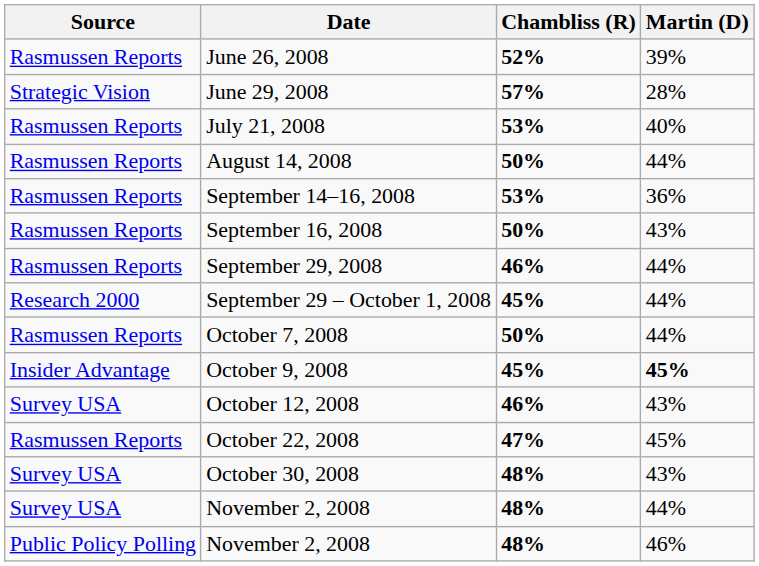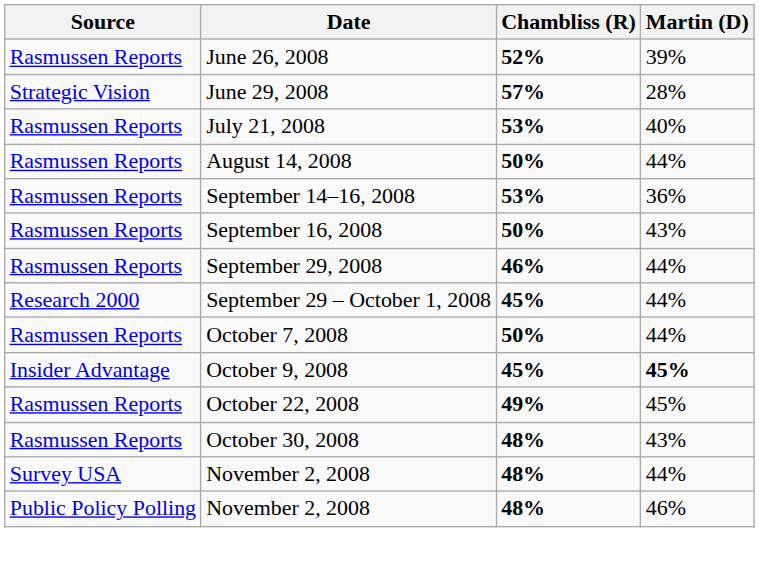- row: (283, 404)
(523, 439) 47% -> (523, 404) 49%
(65, 473) Survey USA -> (96, 439) Rasmussen Reports
